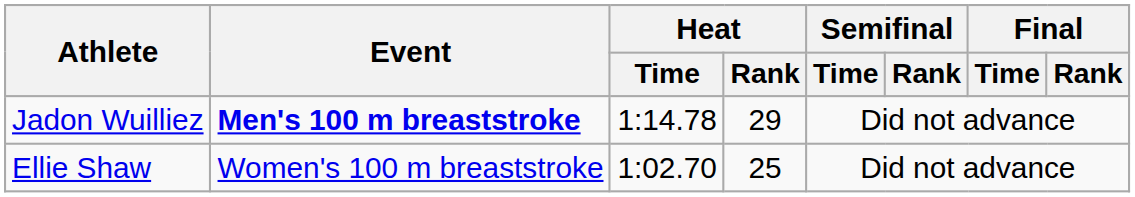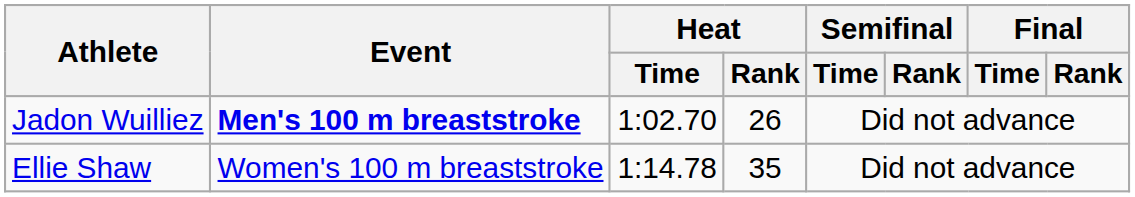(667, 121) 1:14.78 -> (667, 121) 1:02.70
(765, 121) 29 -> (765, 121) 26
(667, 168) 1:02.70 -> (667, 168) 1:14.78
(765, 168) 25 -> (765, 168) 35
